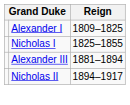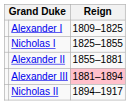+ row: (38, 60)
(98, 60) no background -> (98, 76) pink background
